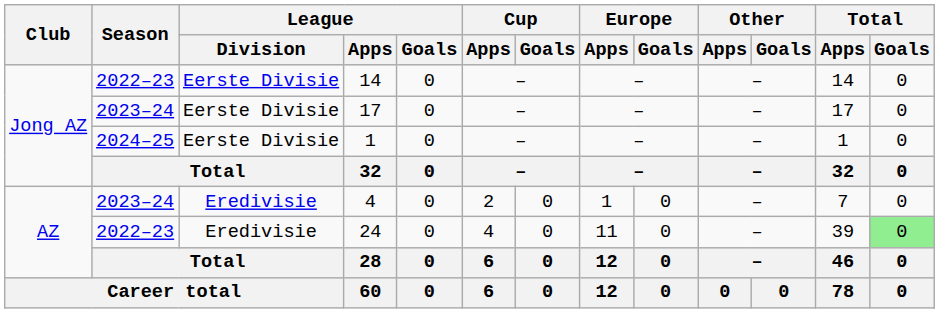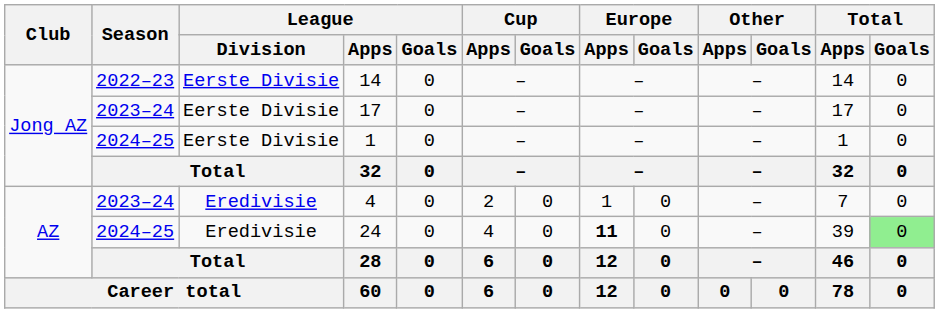(135, 232) 2022–23 -> (135, 232) 2024–25
(607, 232) normal -> (607, 232) bold
